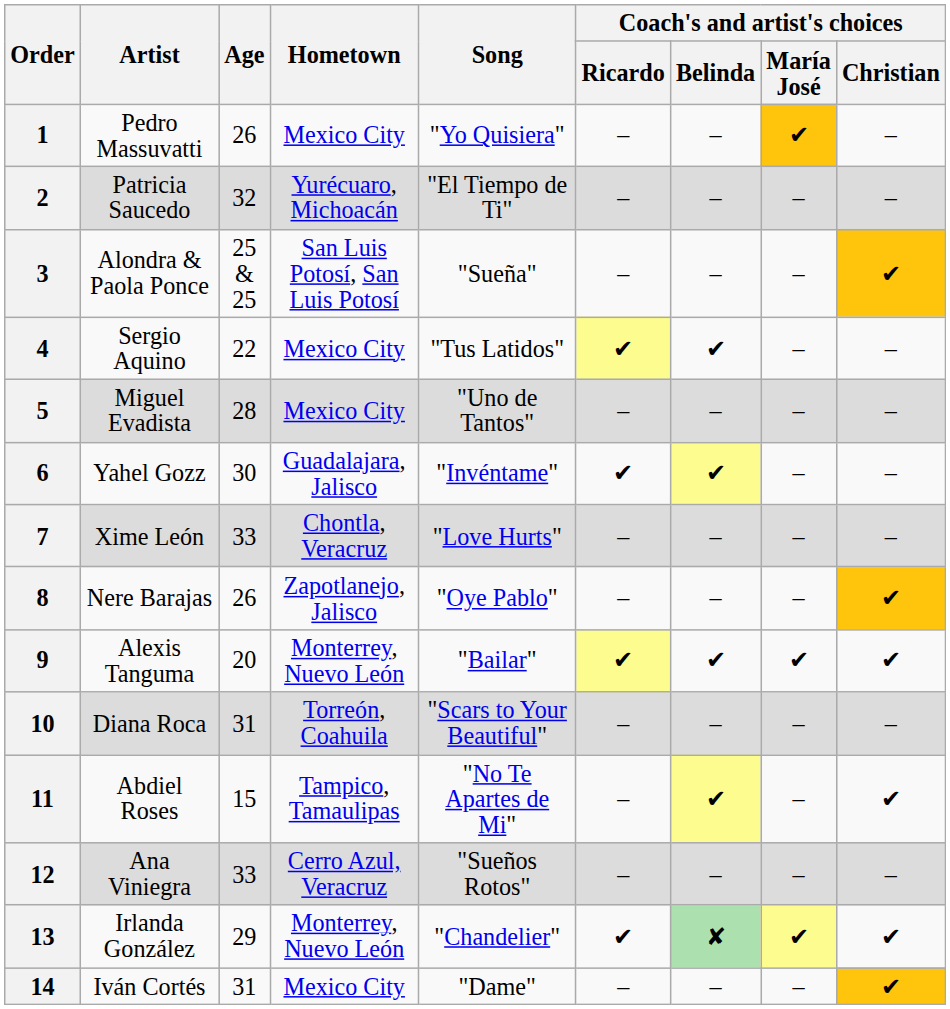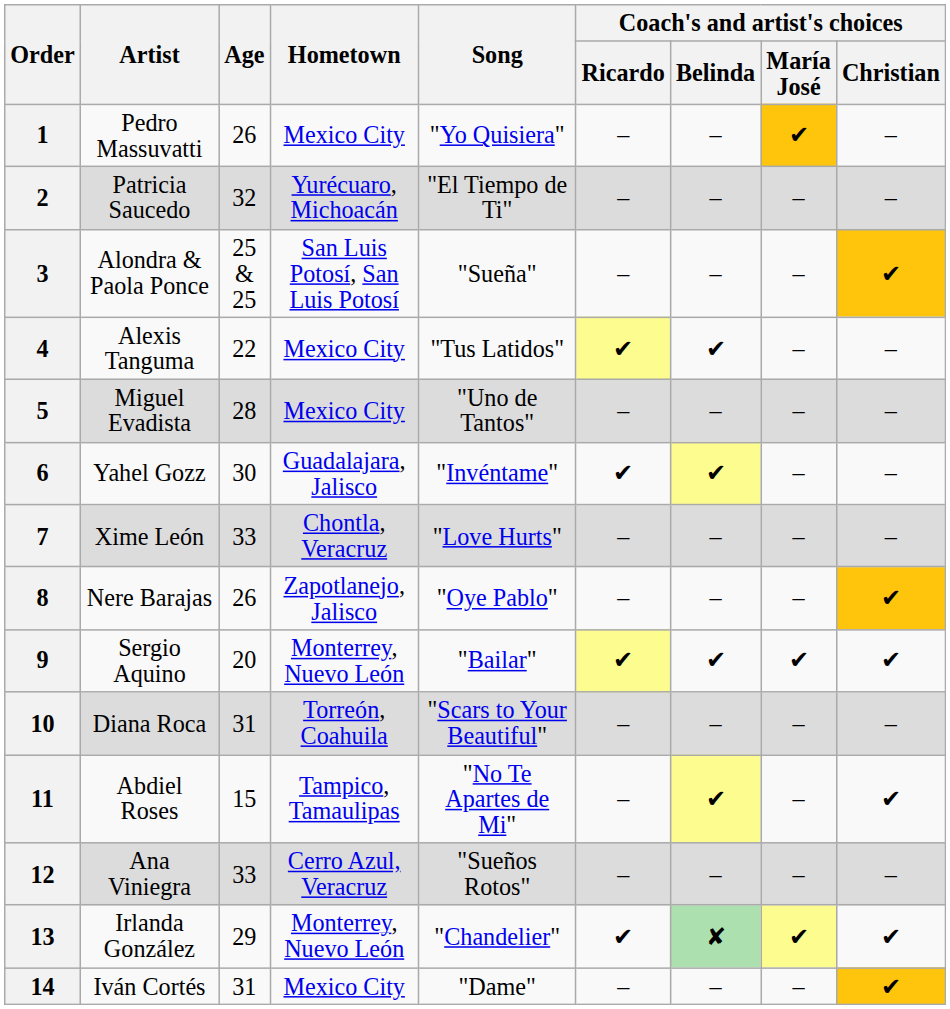(149, 348) Sergio Aquino -> (149, 348) Alexis Tanguma
(149, 661) Alexis Tanguma -> (149, 661) Sergio Aquino
